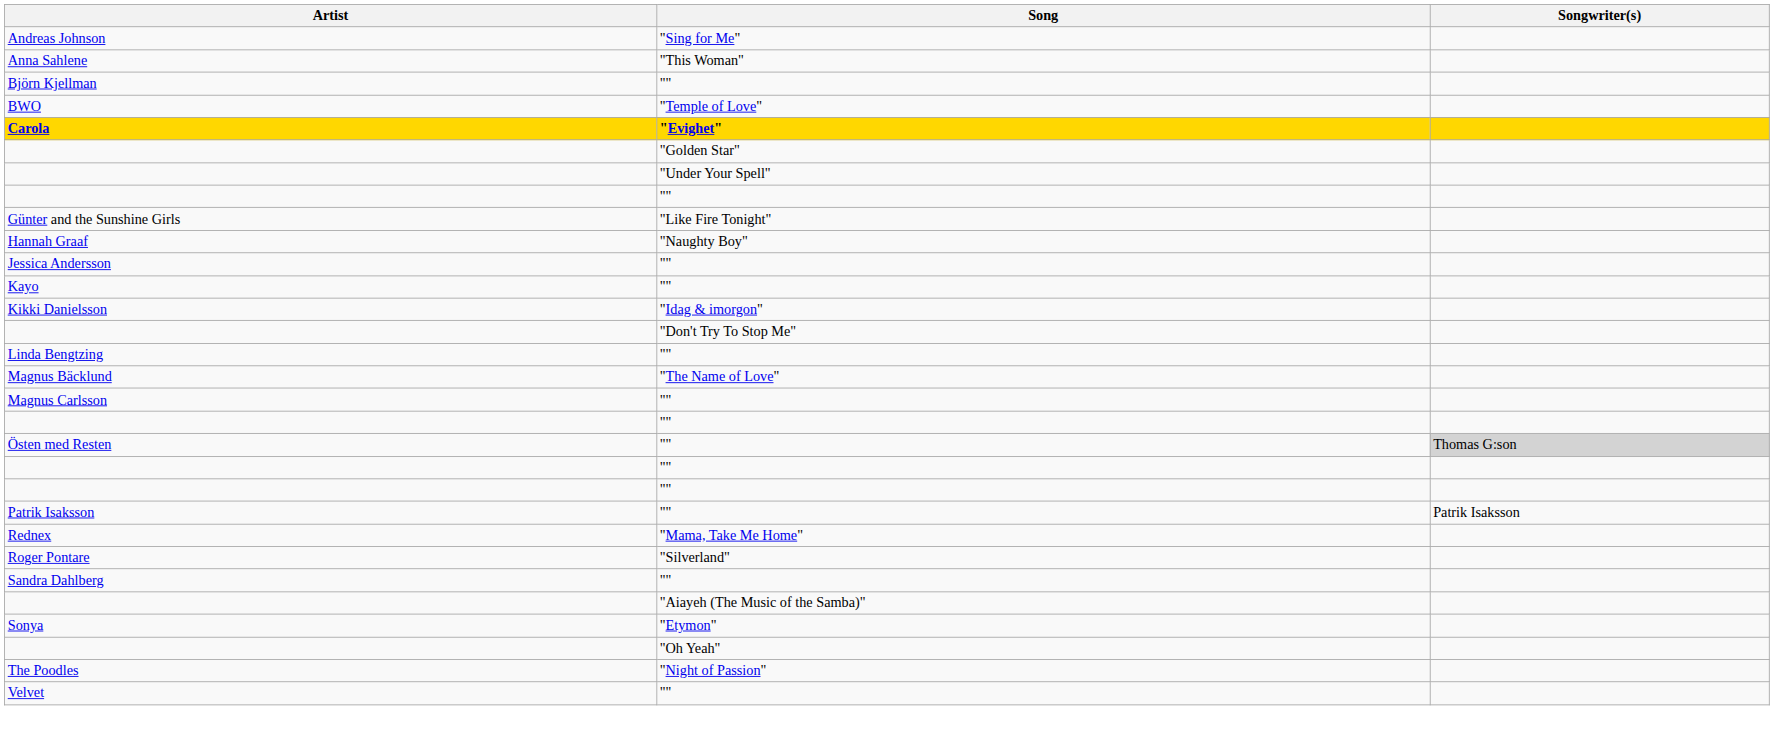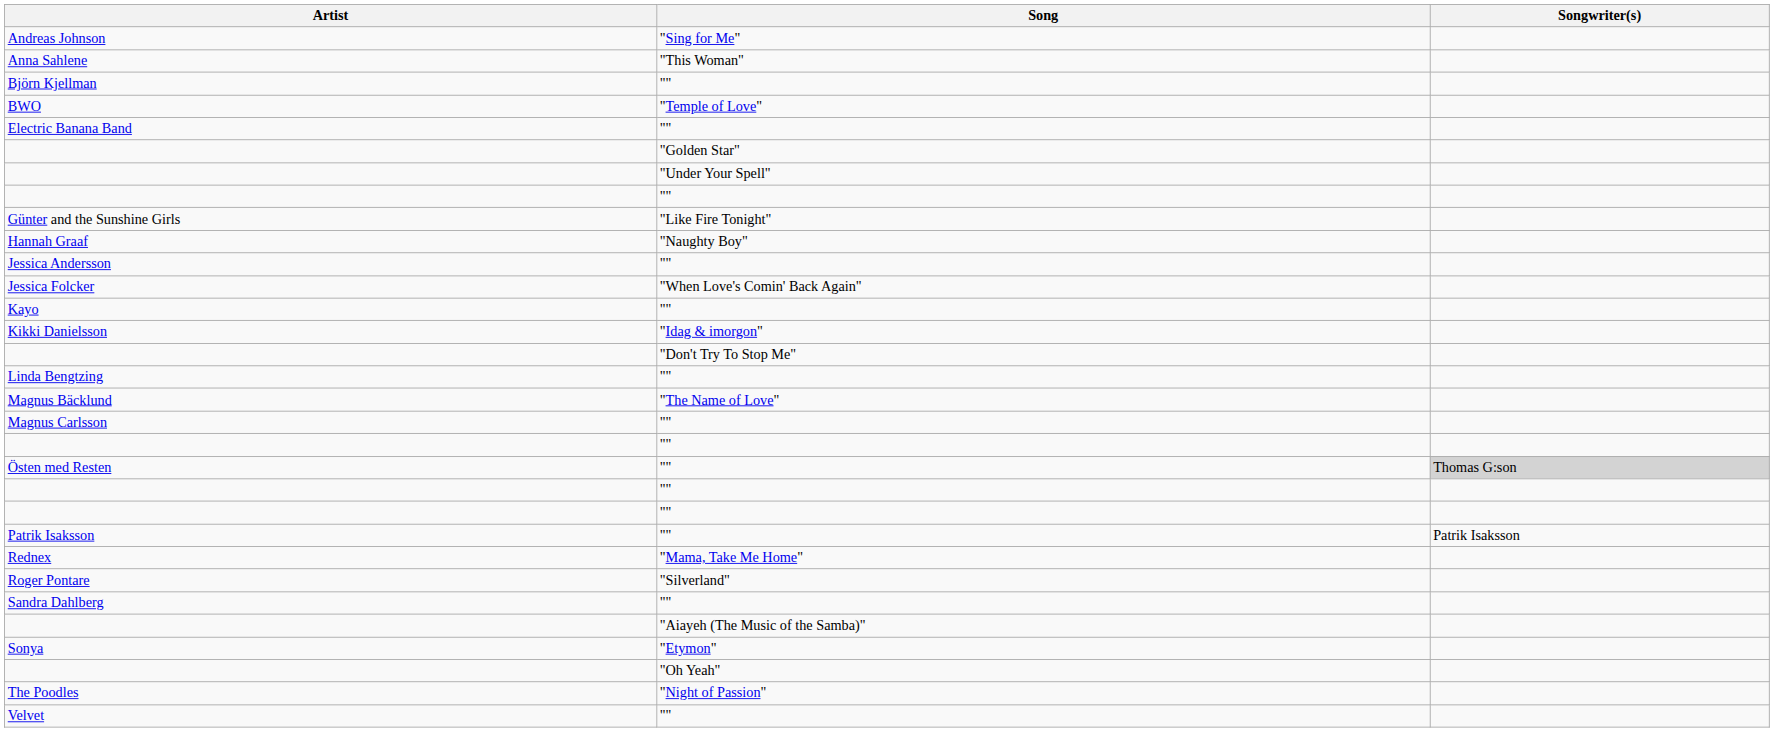- row: (29, 128)
+ row: (70, 128)
+ row: (51, 286)
